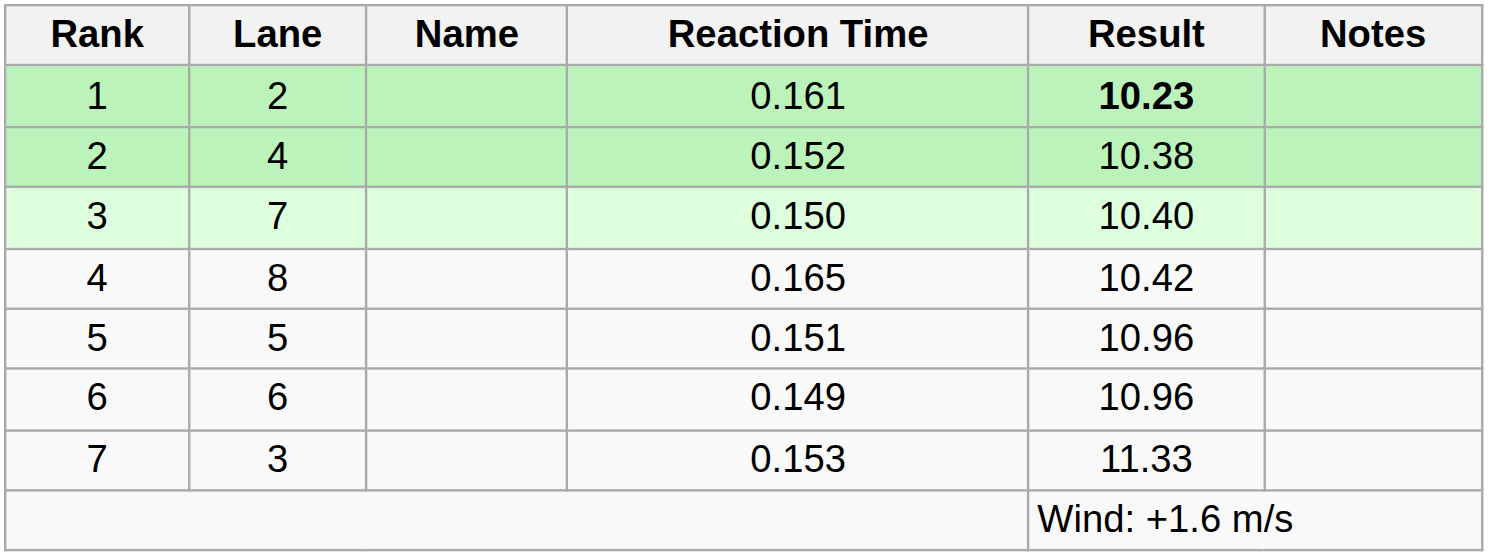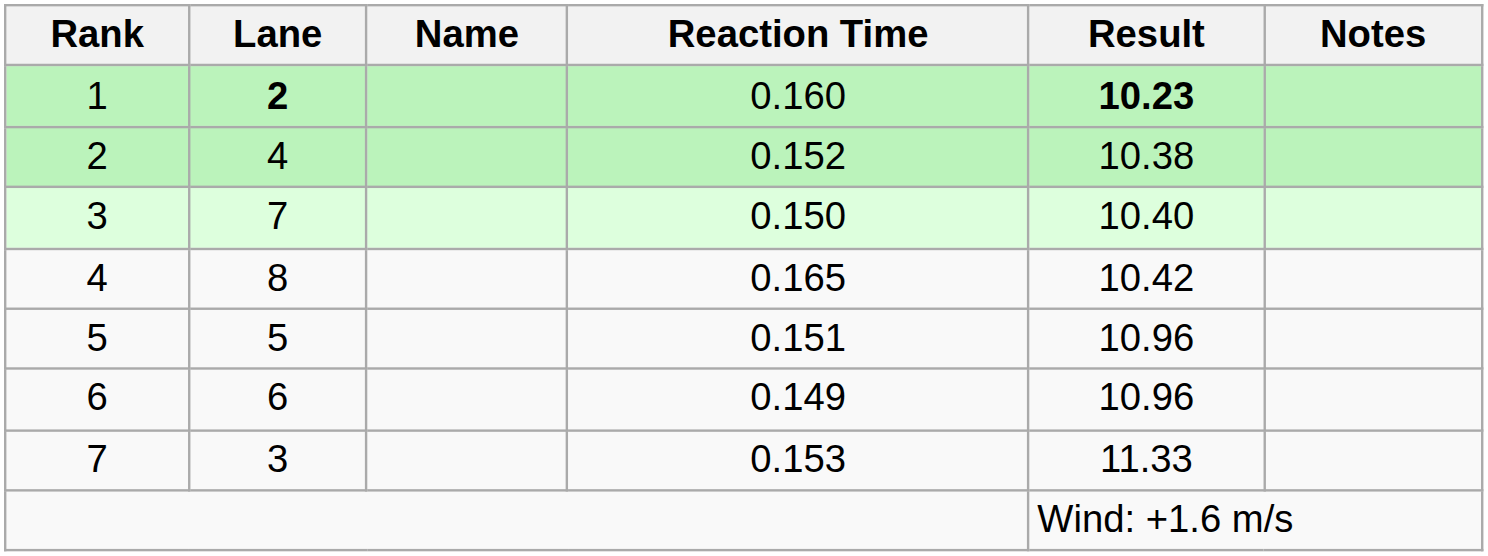(278, 95) normal -> (278, 95) bold
(798, 95) 0.161 -> (798, 95) 0.160
